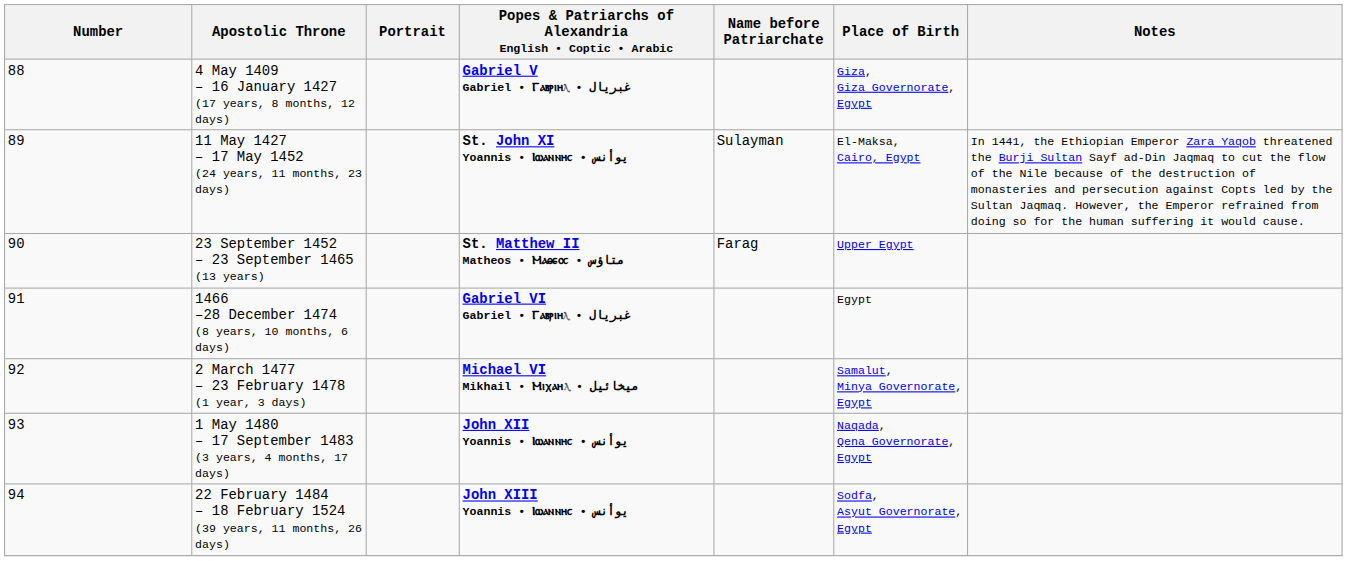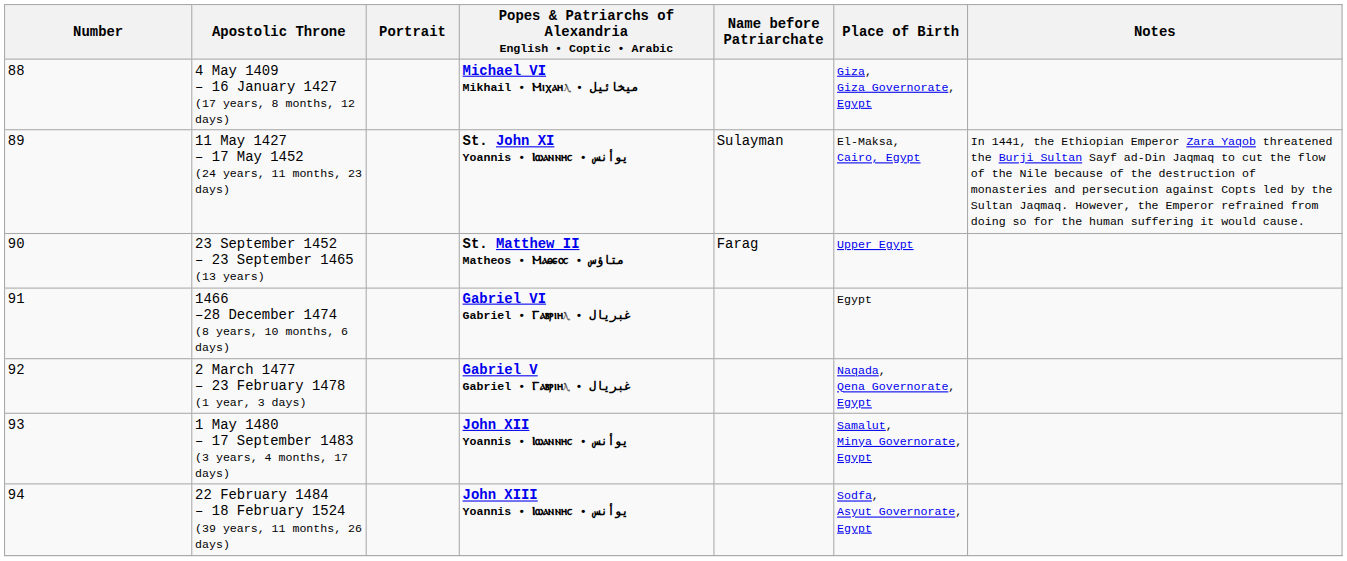(547, 78) Gabriel V Gabriel • Ⲅⲁⲃⲣⲓⲏⲗ • غبريال -> (551, 78) Michael VI Mikhail • Ⲙⲓχⲁⲏⲗ • ميخائيل
(551, 377) Michael VI Mikhail • Ⲙⲓχⲁⲏⲗ • ميخائيل -> (547, 377) Gabriel V Gabriel • Ⲅⲁⲃⲣⲓⲏⲗ • غبريال
(900, 387) Samalut, Minya Governorate, Egypt -> (896, 387) Naqada, Qena Governorate, Egypt
(896, 441) Naqada, Qena Governorate, Egypt -> (900, 441) Samalut, Minya Governorate, Egypt
